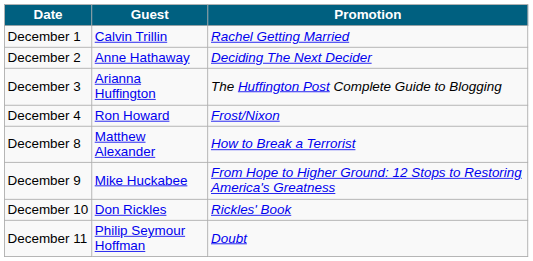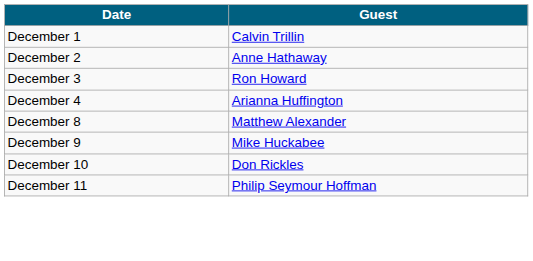- column: (368, 15)
(125, 86) Arianna Huffington -> (269, 79) Ron Howard
(132, 115) Ron Howard -> (287, 100) Arianna Huffington
